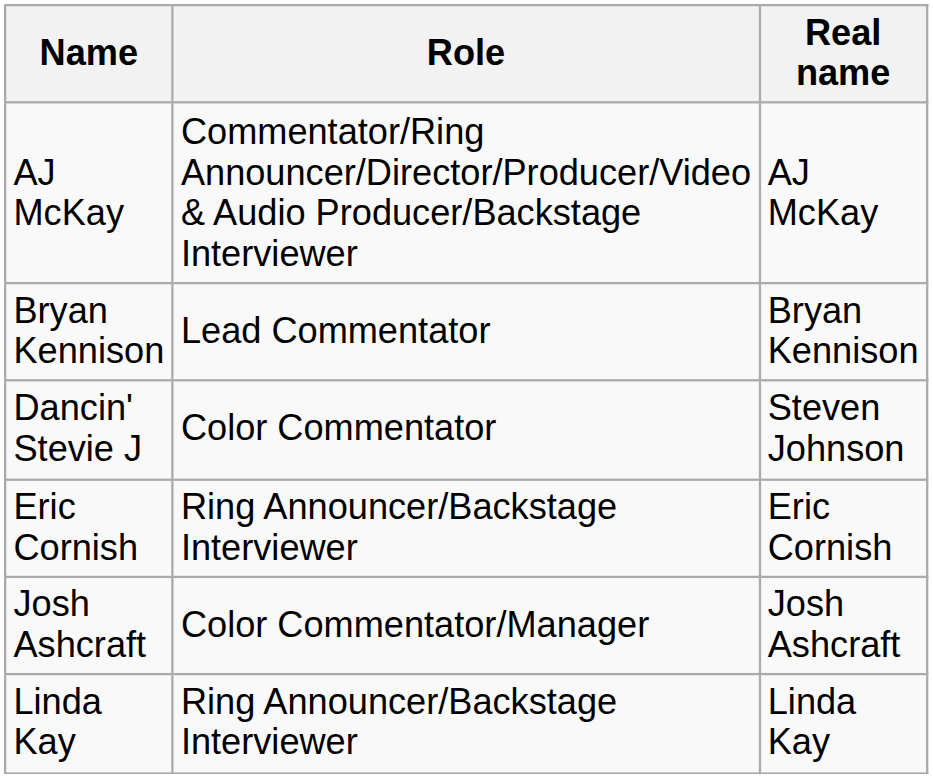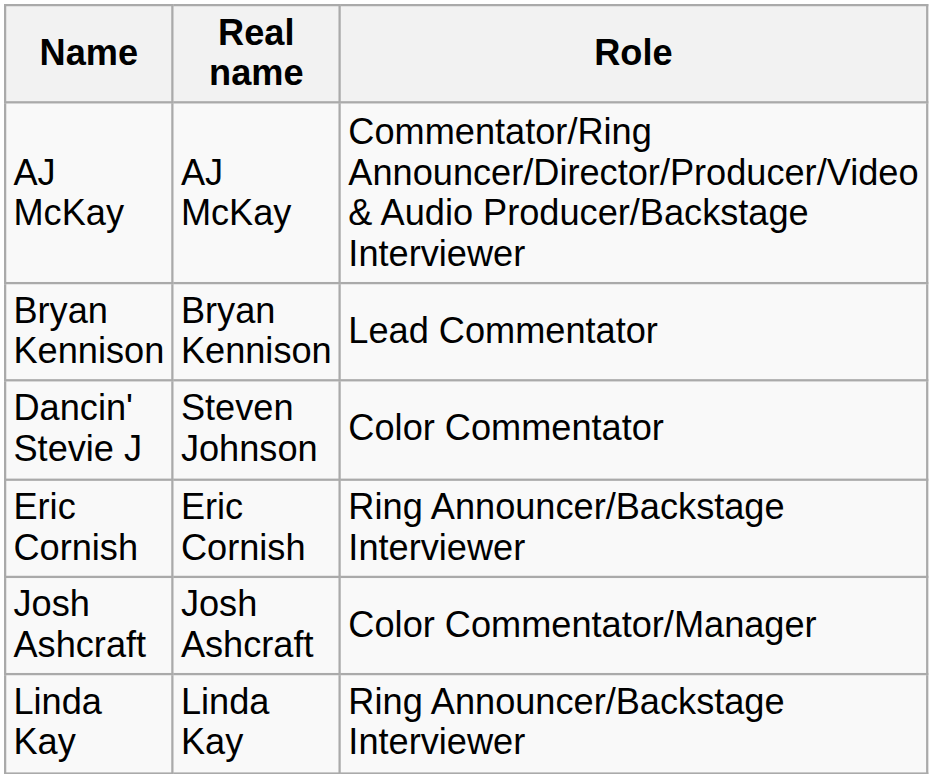columns swapped: (843, 53) <-> (466, 53)
